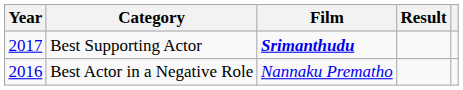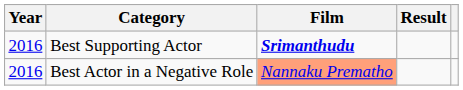(25, 44) 2017 -> (25, 44) 2016
(327, 71) no background -> (327, 71) lightsalmon background
